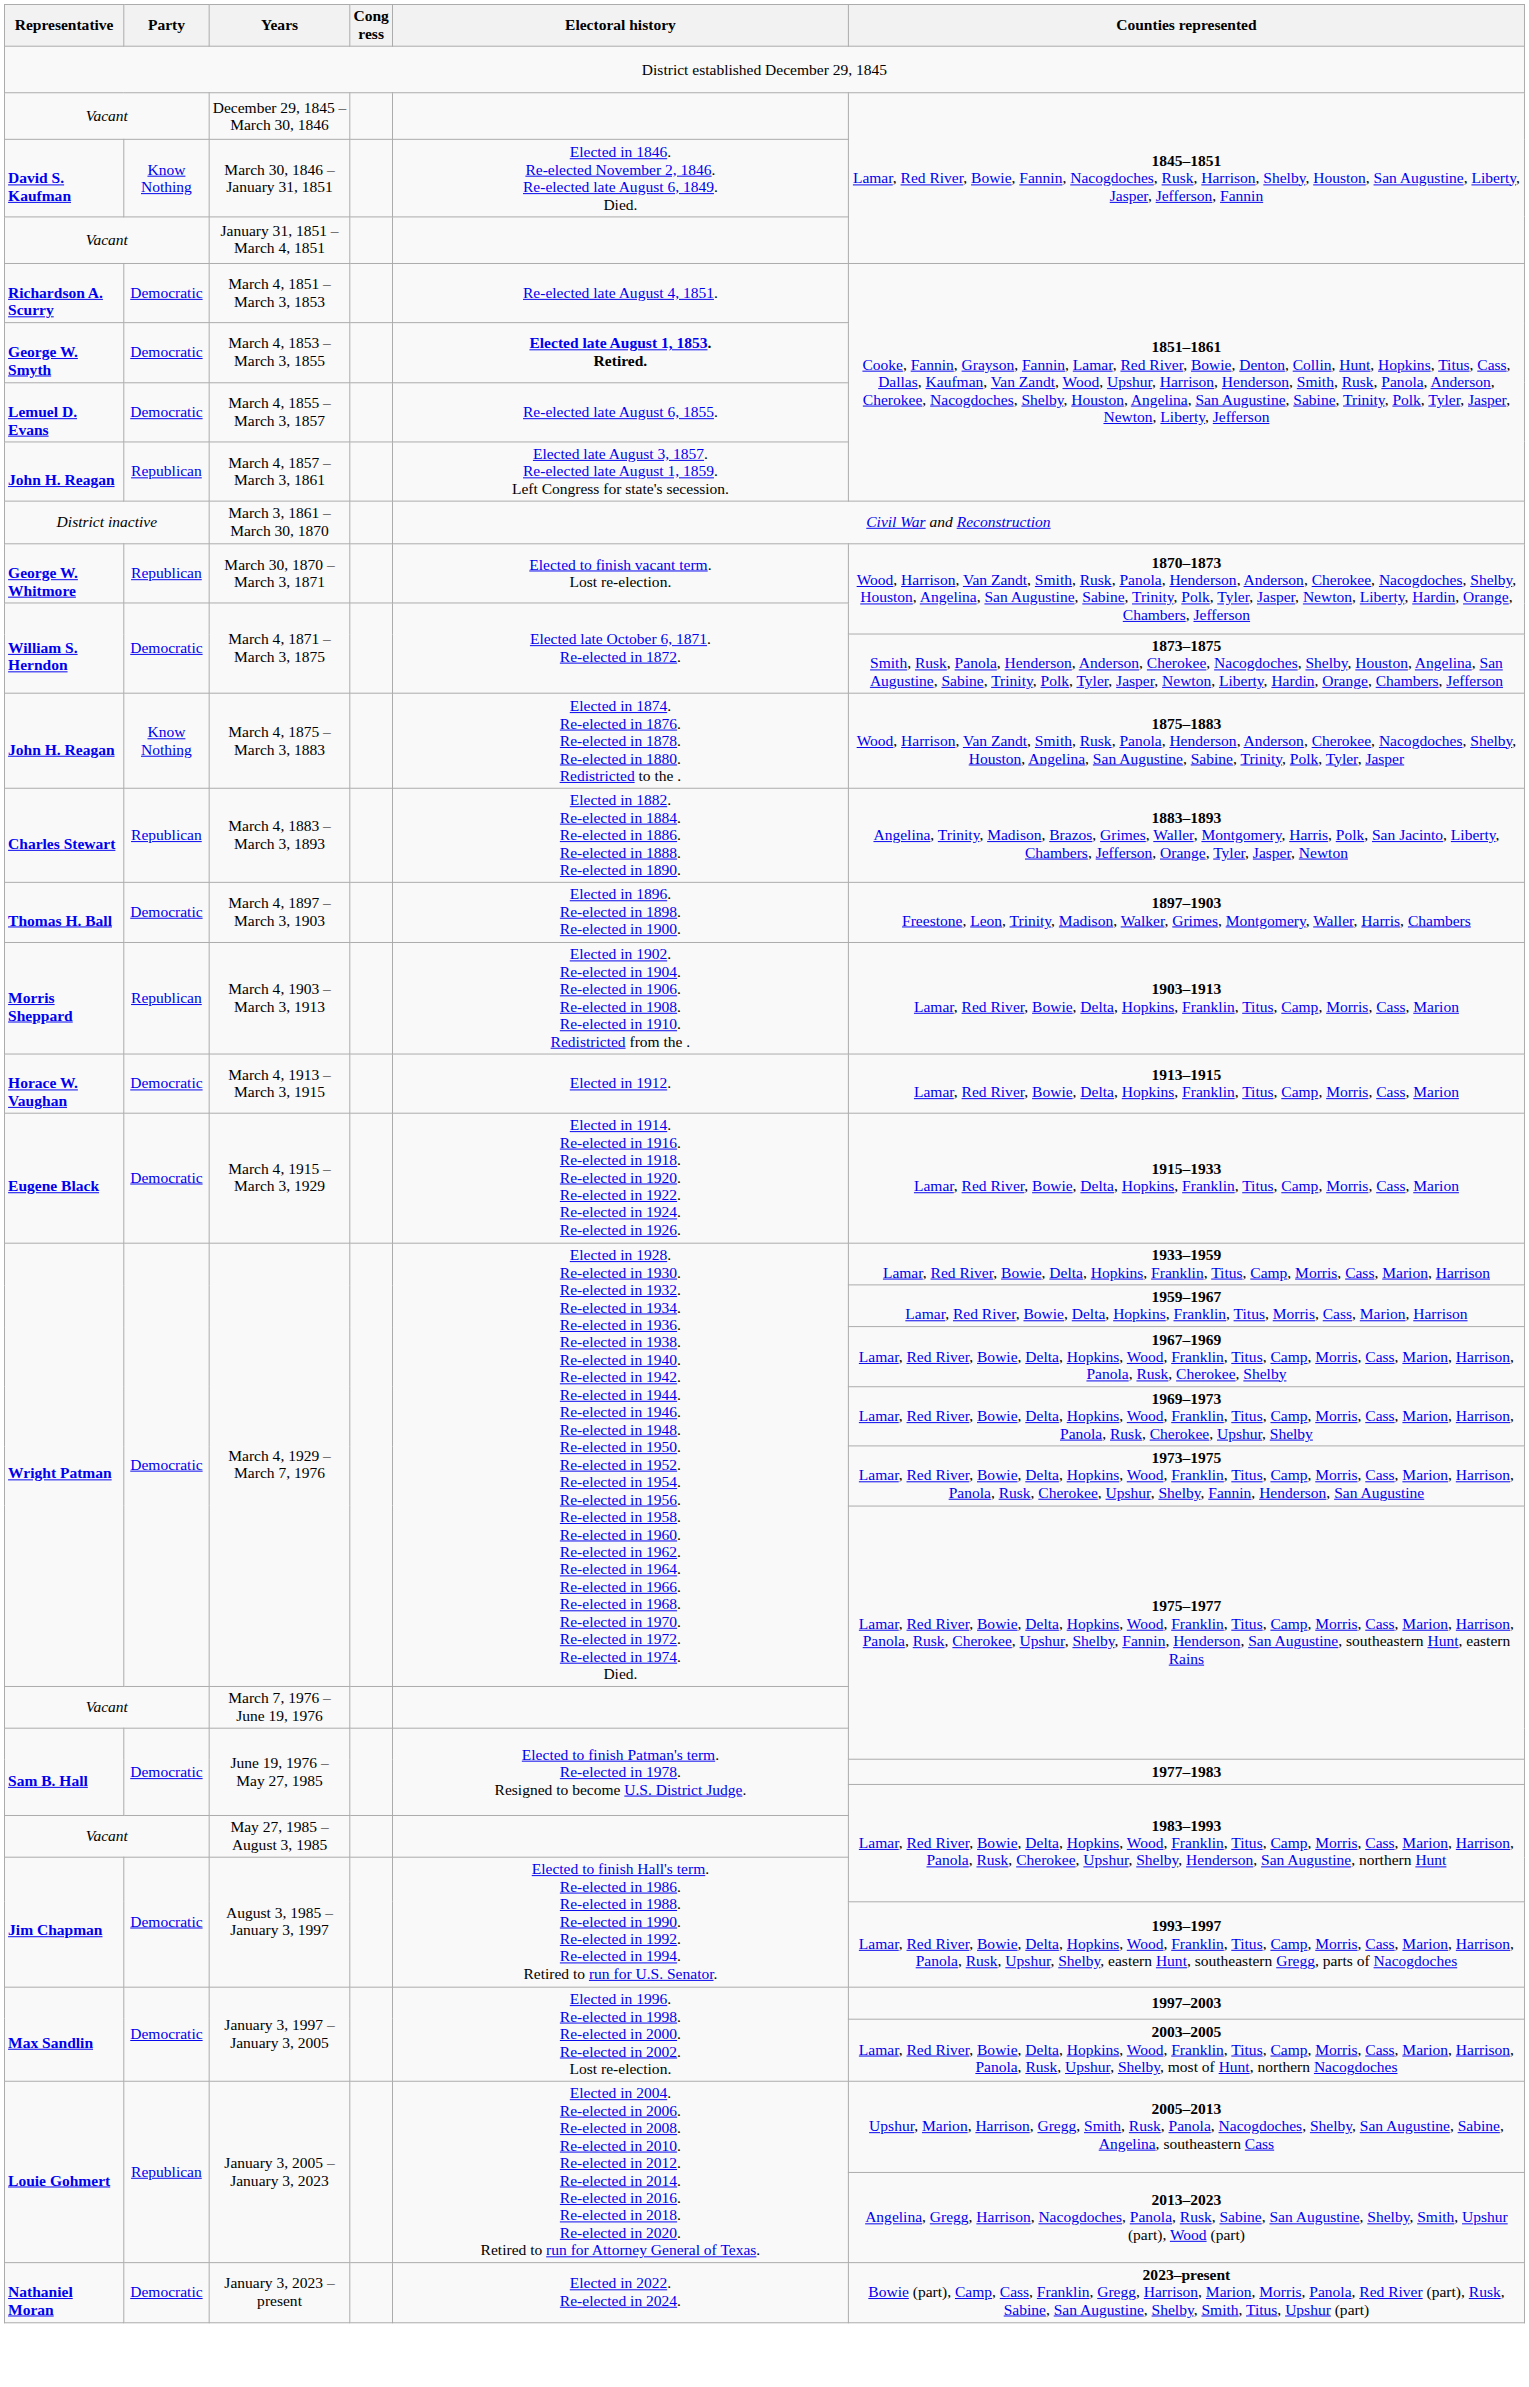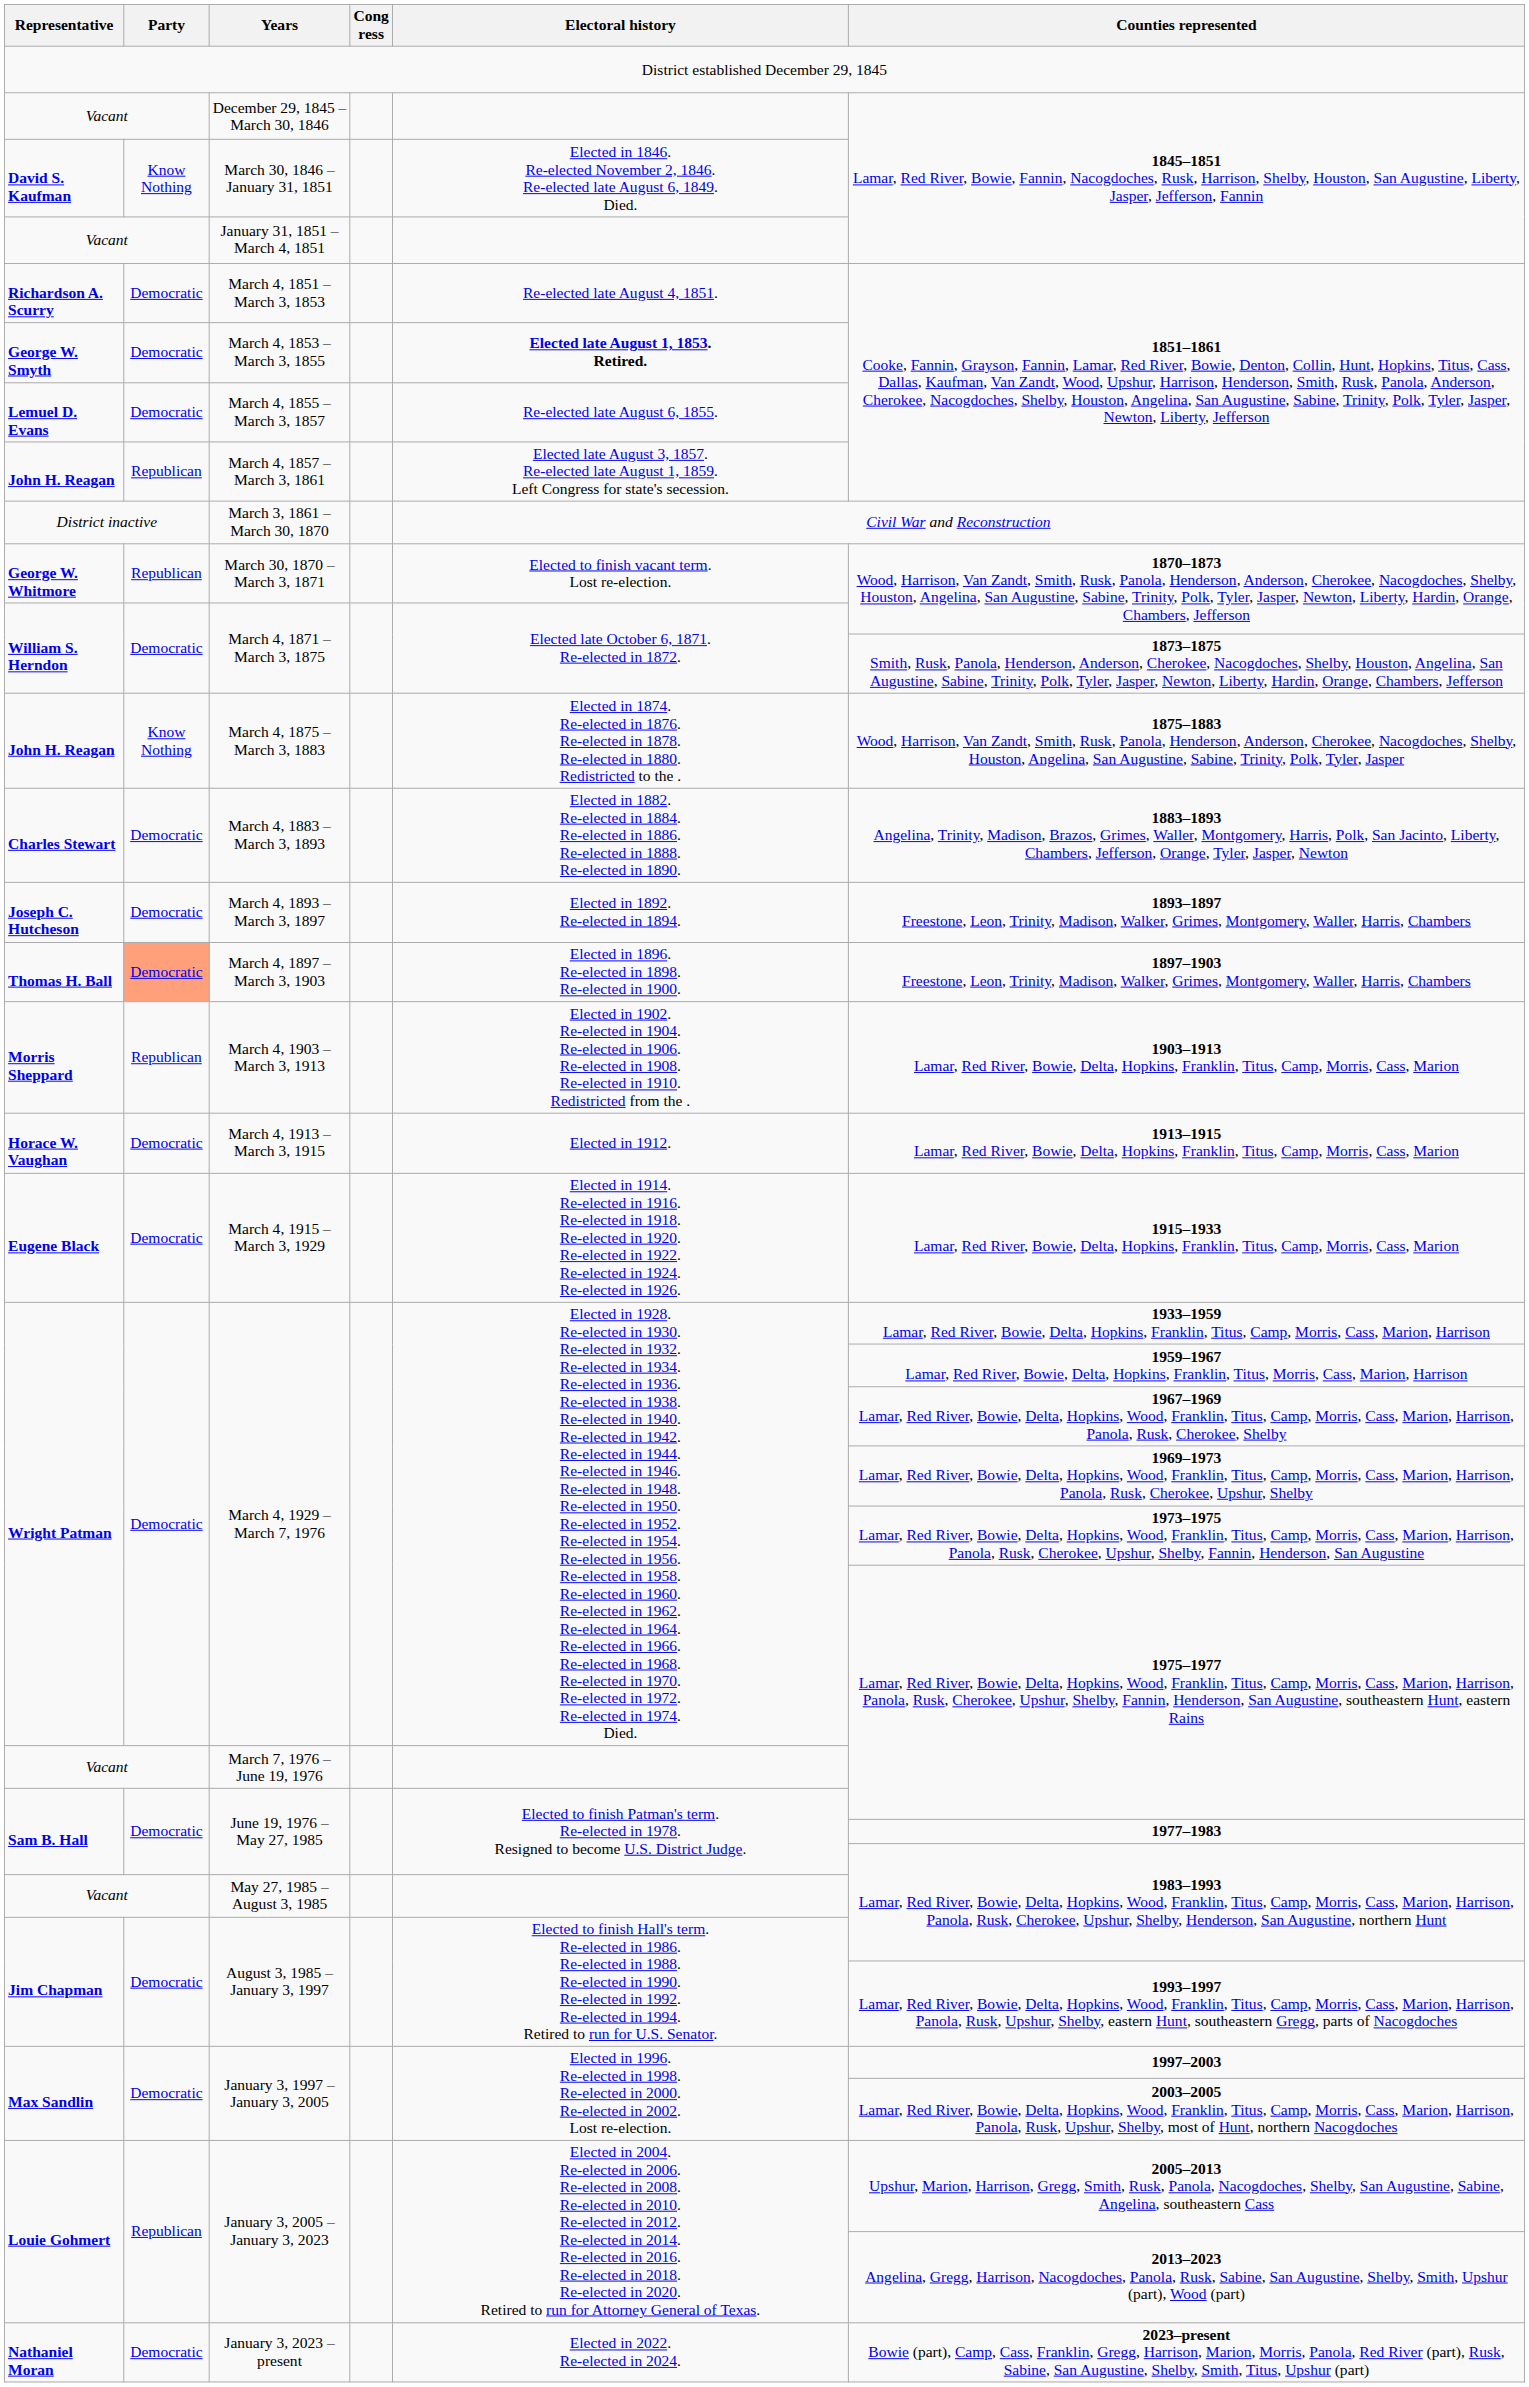(166, 835) Republican -> (166, 835) Democratic
+ row: (43, 920)
(166, 912) no background -> (166, 971) lightsalmon background
